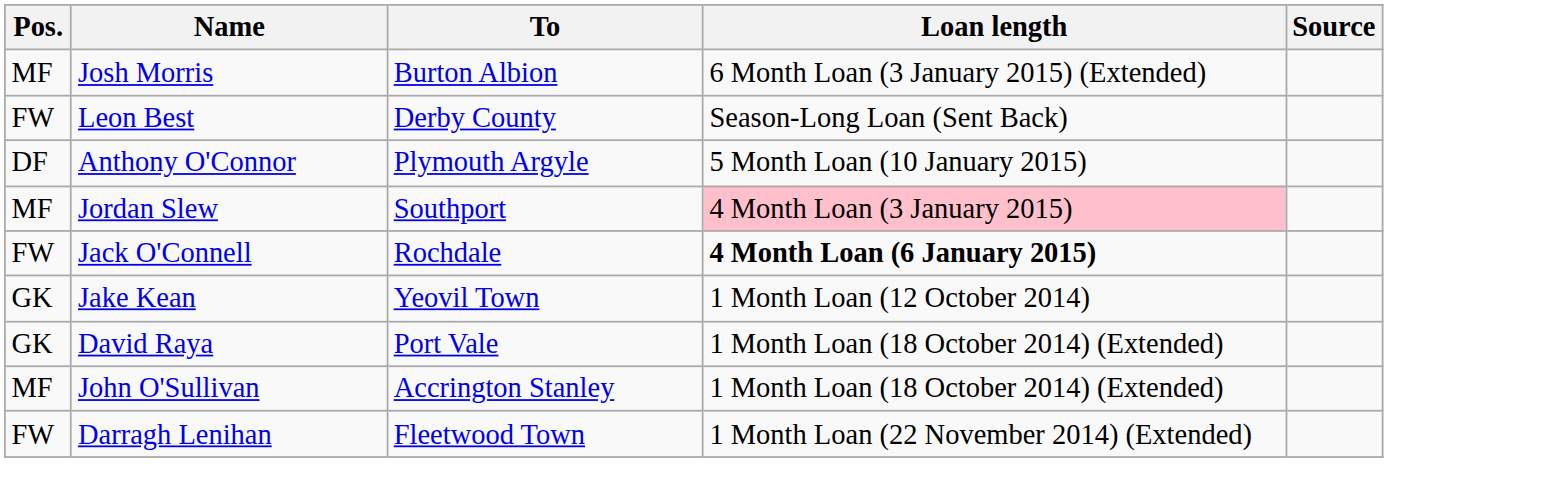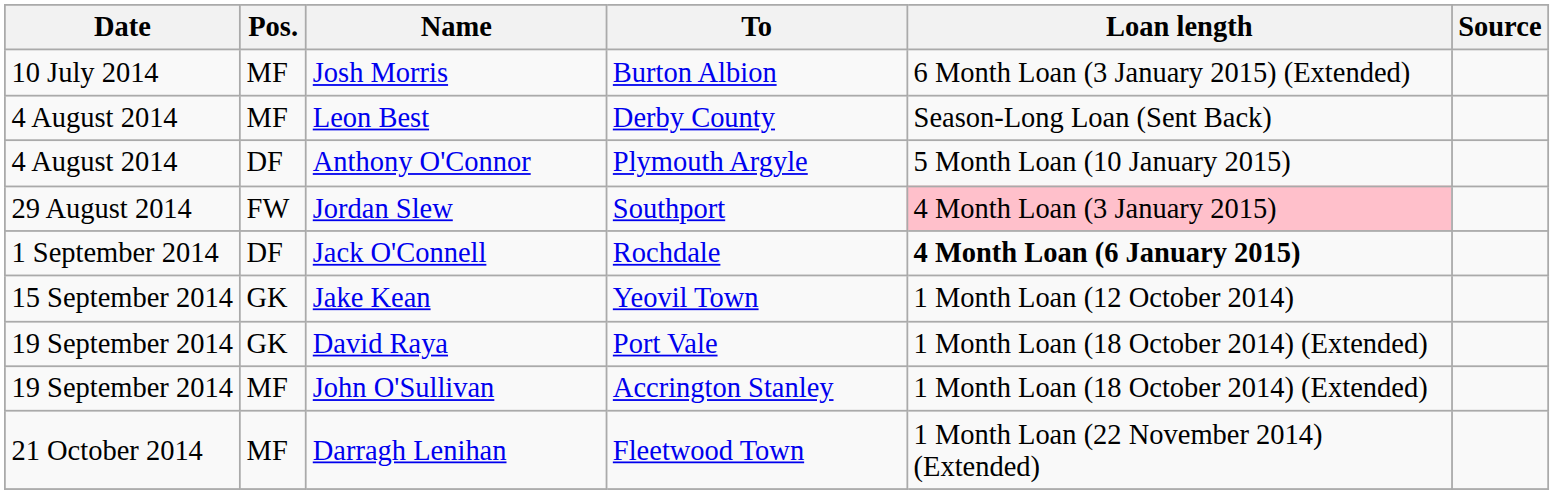+ column: (122, 27)
(33, 117) FW -> (267, 117) MF
(32, 207) MF -> (268, 207) FW
(33, 252) FW -> (265, 252) DF
(33, 433) FW -> (267, 449) MF
